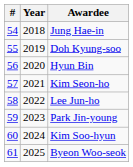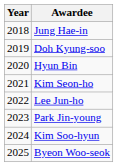- column: (12, 13)
